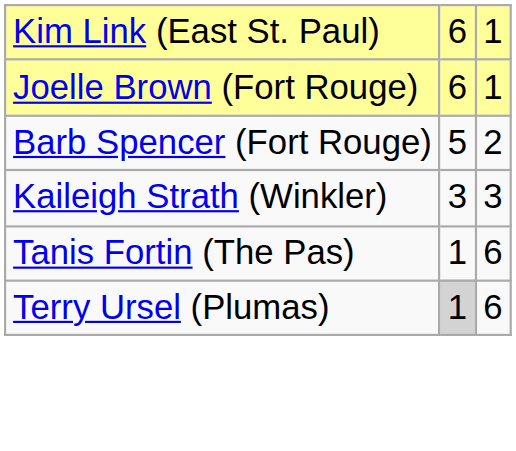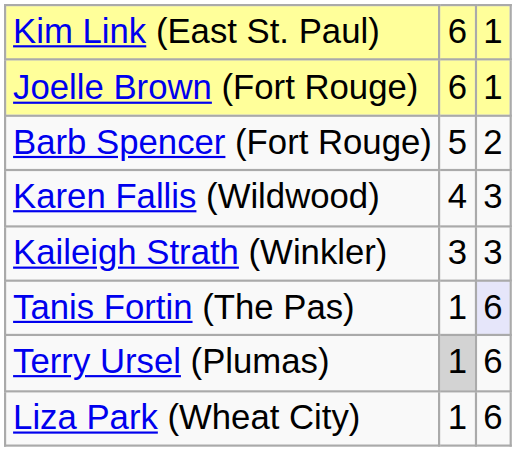+ row: (196, 197)
(493, 252) no background -> (493, 307) lavender background
+ row: (187, 417)
